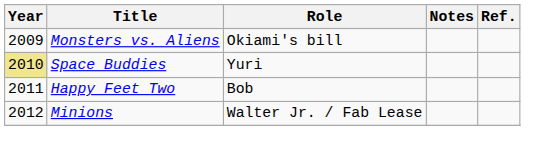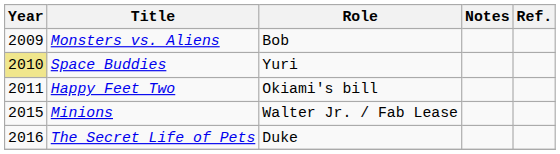(285, 41) Okiami's bill -> (276, 41) Bob
(240, 89) Bob -> (320, 89) Okiami's bill
(26, 113) 2012 -> (26, 113) 2015
+ row: (153, 137)
